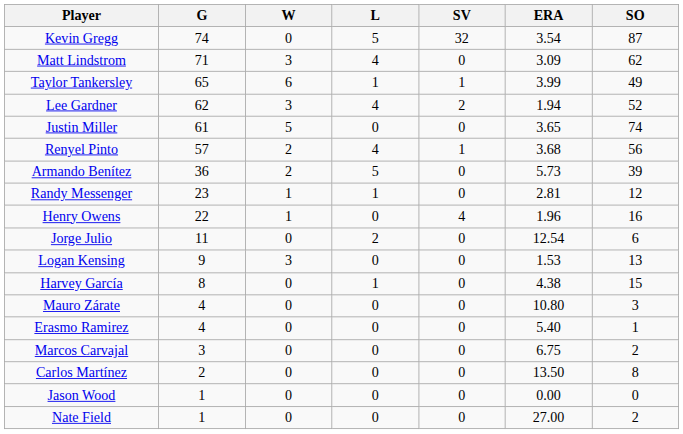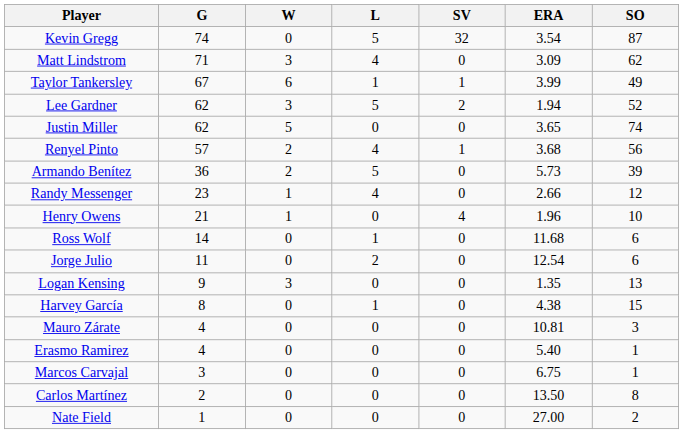(202, 82) 65 -> (202, 82) 67
(375, 104) 4 -> (375, 104) 5
(202, 127) 61 -> (202, 127) 62
(375, 194) 1 -> (375, 194) 4
(549, 194) 2.81 -> (549, 194) 2.66
(202, 216) 22 -> (202, 216) 21
(635, 216) 16 -> (635, 216) 10
+ row: (81, 238)
(549, 261) 1.53 -> (549, 283) 1.35
(549, 305) 10.80 -> (549, 328) 10.81
(635, 350) 2 -> (635, 372) 1
- row: (81, 395)
